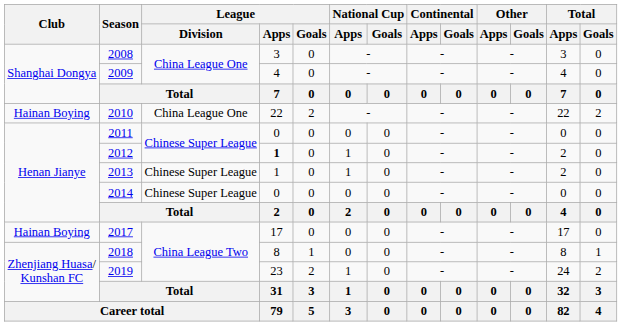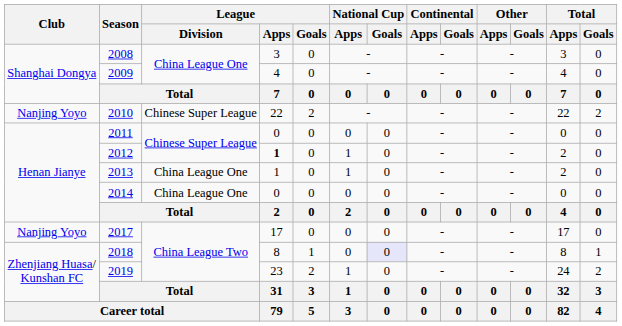(52, 113) Hainan Boying -> (52, 113) Nanjing Yoyo
(201, 113) China League One -> (201, 113) Chinese Super League
(201, 172) Chinese Super League -> (201, 172) China League One
(201, 192) Chinese Super League -> (201, 192) China League One
(52, 232) Hainan Boying -> (52, 232) Nanjing Yoyo
(387, 251) no background -> (387, 251) lavender background
